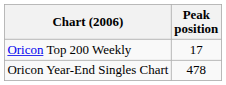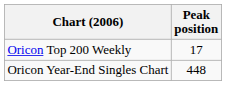(196, 70) 478 -> (196, 70) 448
